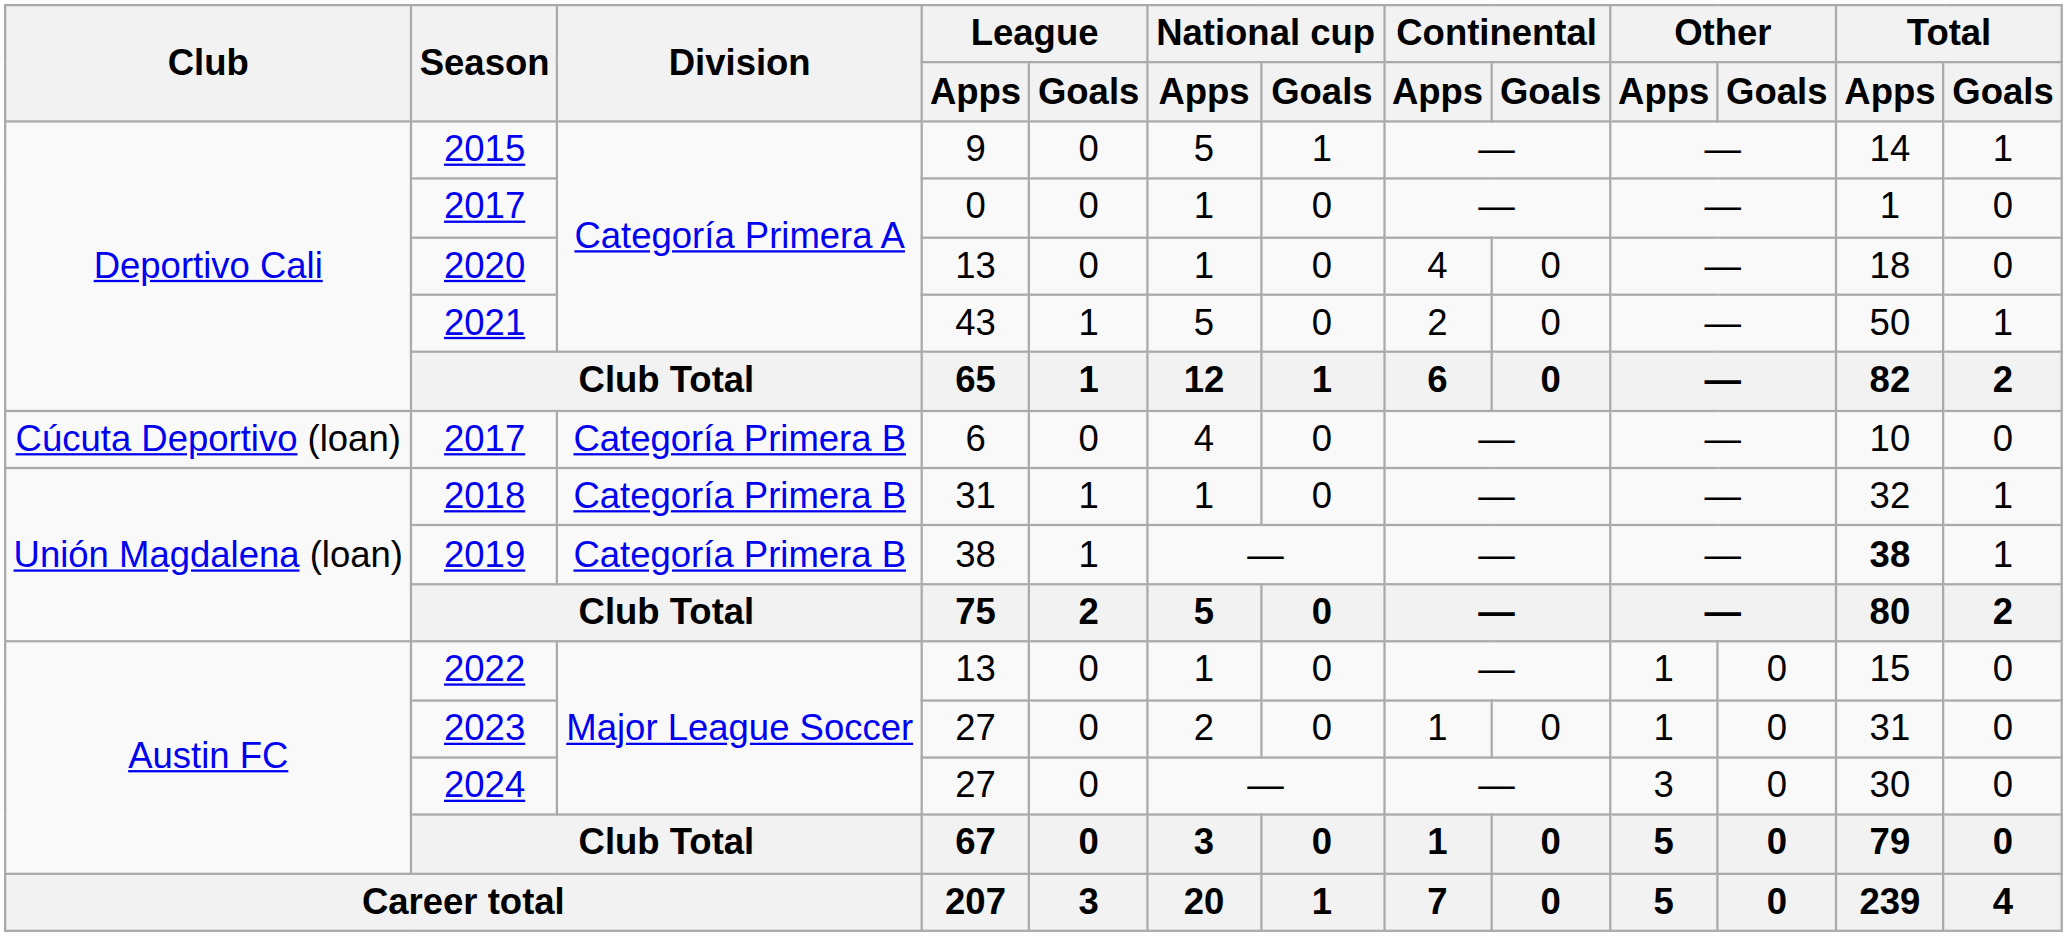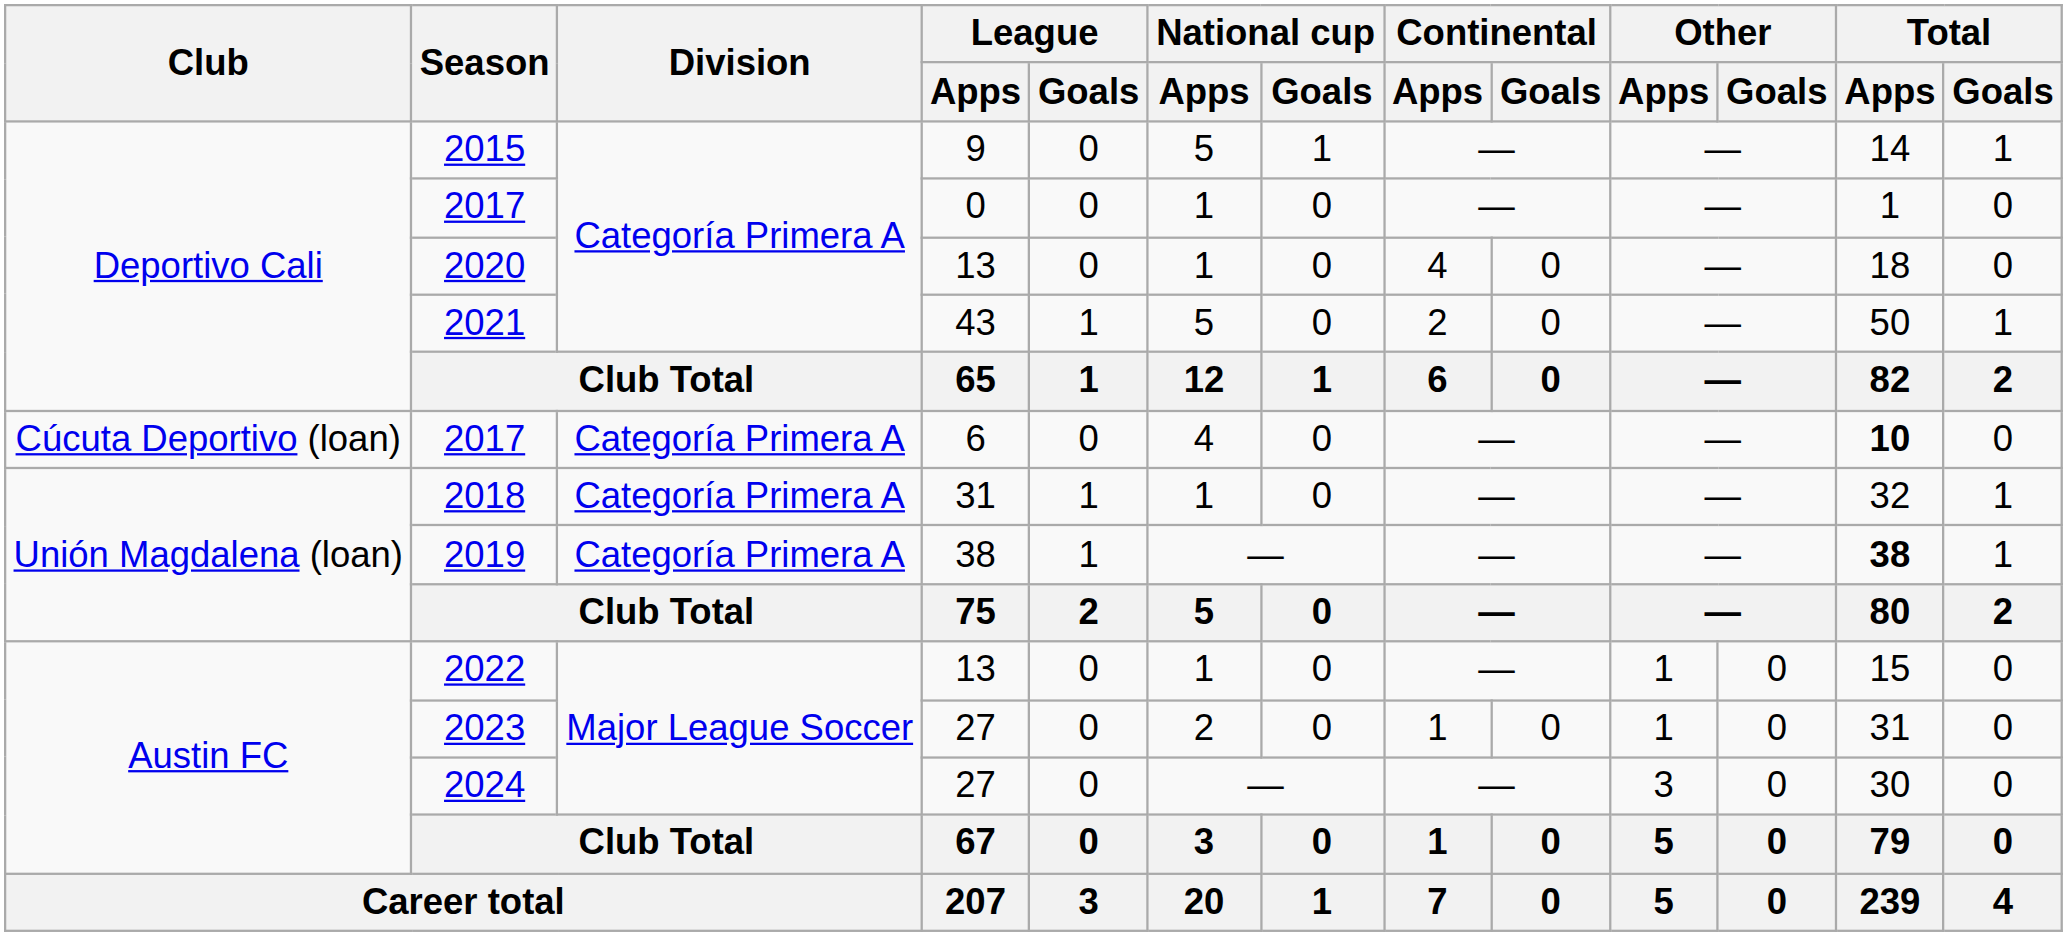(740, 438) Categoría Primera B -> (740, 438) Categoría Primera A
(1890, 438) normal -> (1890, 438) bold
(740, 496) Categoría Primera B -> (740, 496) Categoría Primera A
(740, 554) Categoría Primera B -> (740, 554) Categoría Primera A
